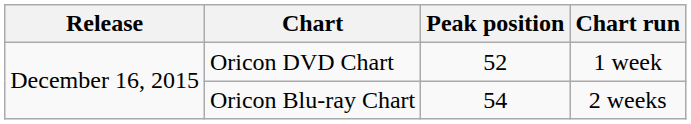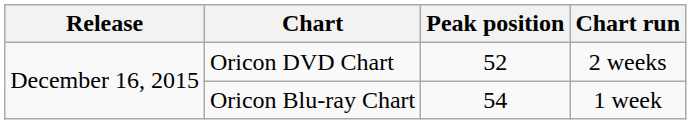(628, 61) 1 week -> (628, 61) 2 weeks
(628, 99) 2 weeks -> (628, 99) 1 week
